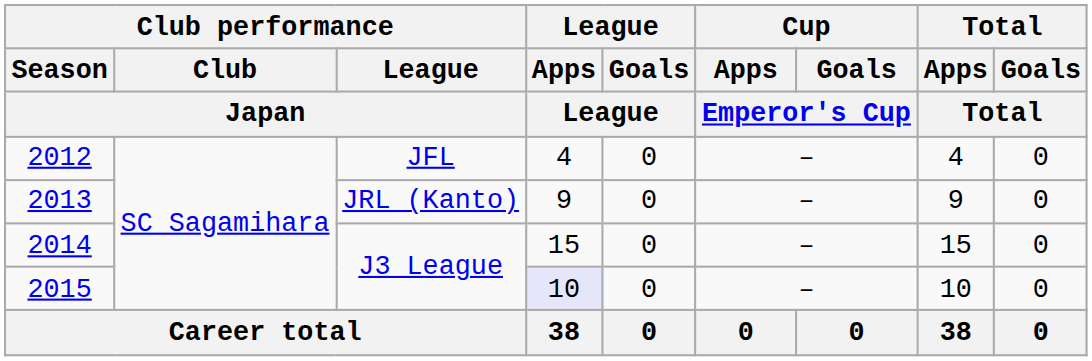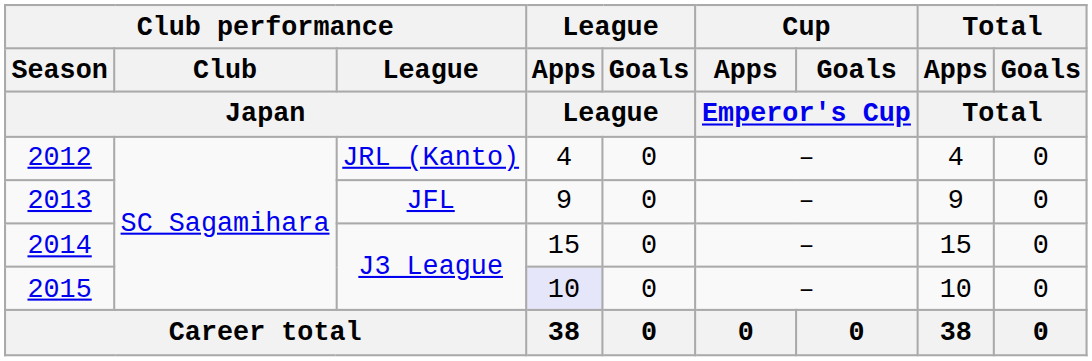(431, 158) JFL -> (431, 158) JRL (Kanto)
(431, 201) JRL (Kanto) -> (431, 201) JFL
